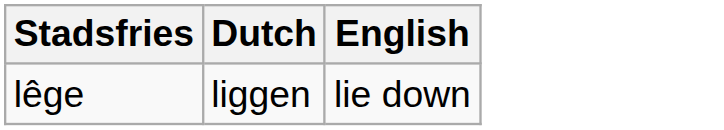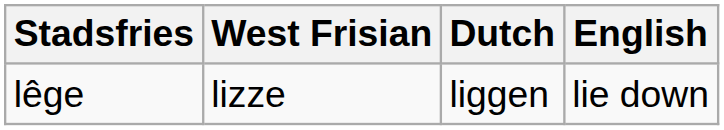+ column: (322, 34)
